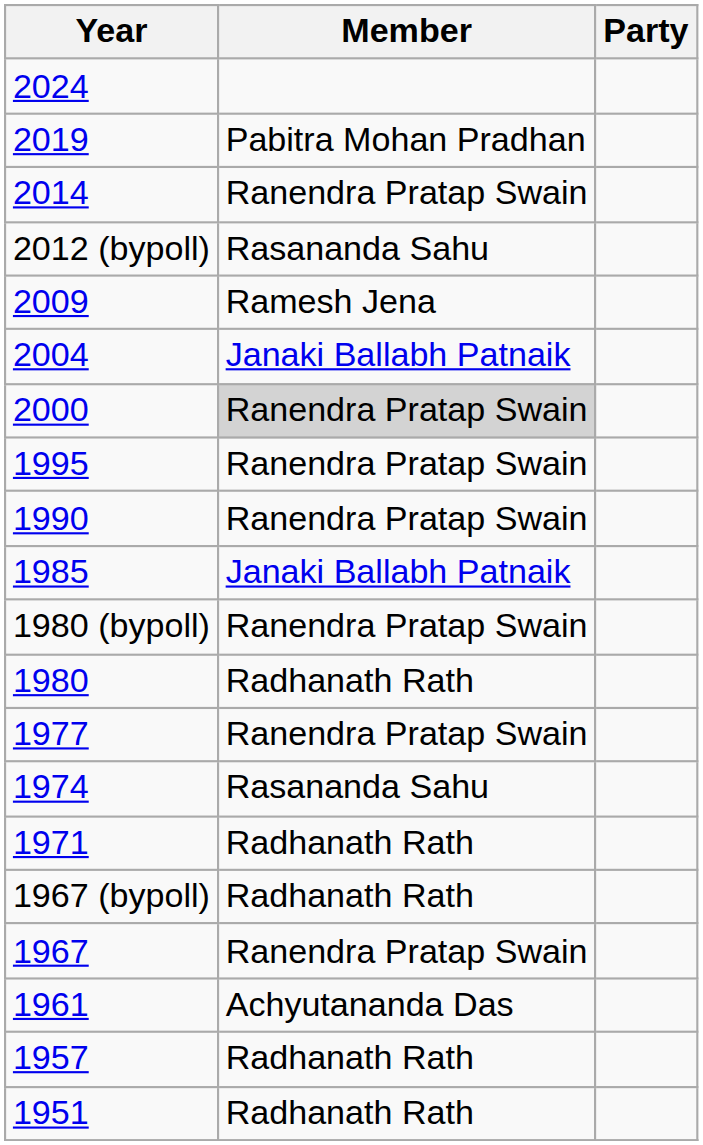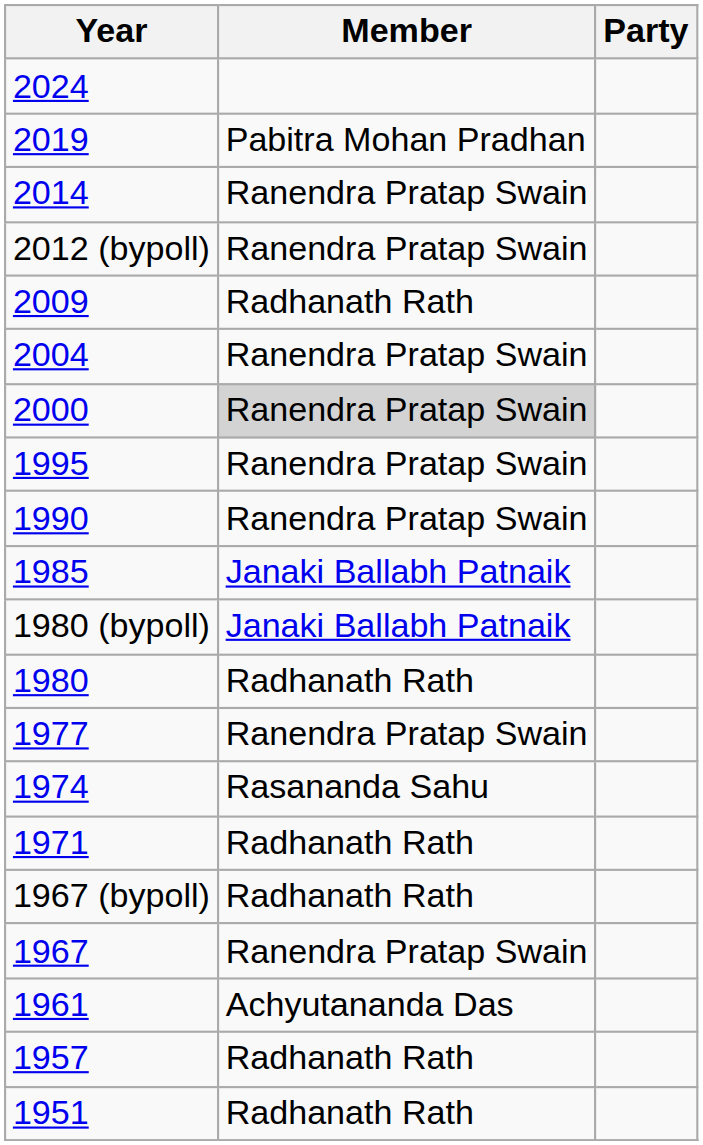(357, 247) Rasananda Sahu -> (407, 247) Ranendra Pratap Swain
(331, 301) Ramesh Jena -> (350, 301) Radhanath Rath
(398, 355) Janaki Ballabh Patnaik -> (407, 355) Ranendra Pratap Swain
(407, 626) Ranendra Pratap Swain -> (398, 626) Janaki Ballabh Patnaik
